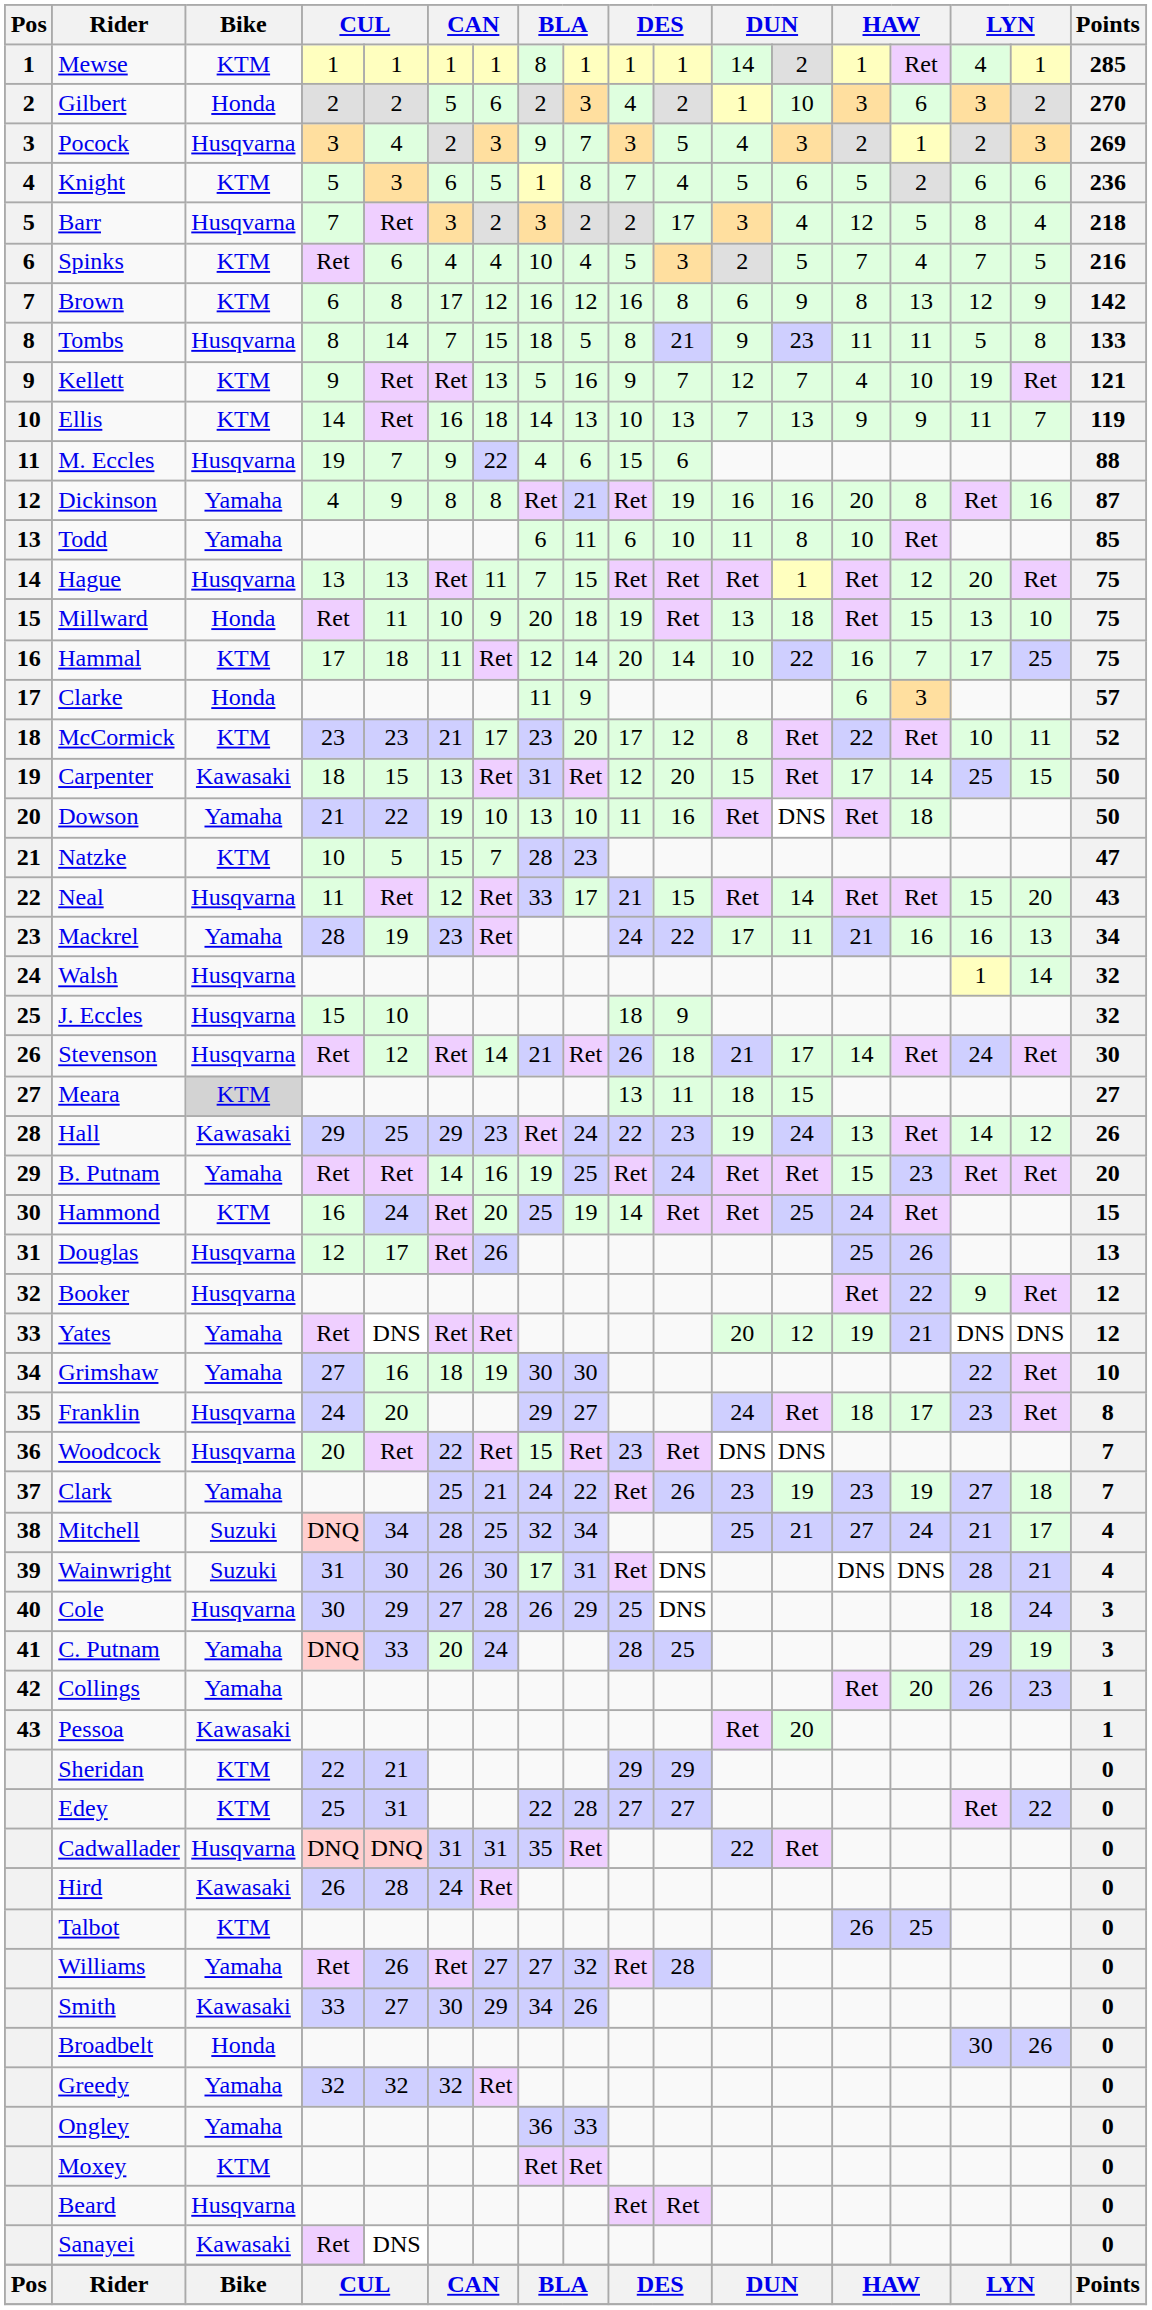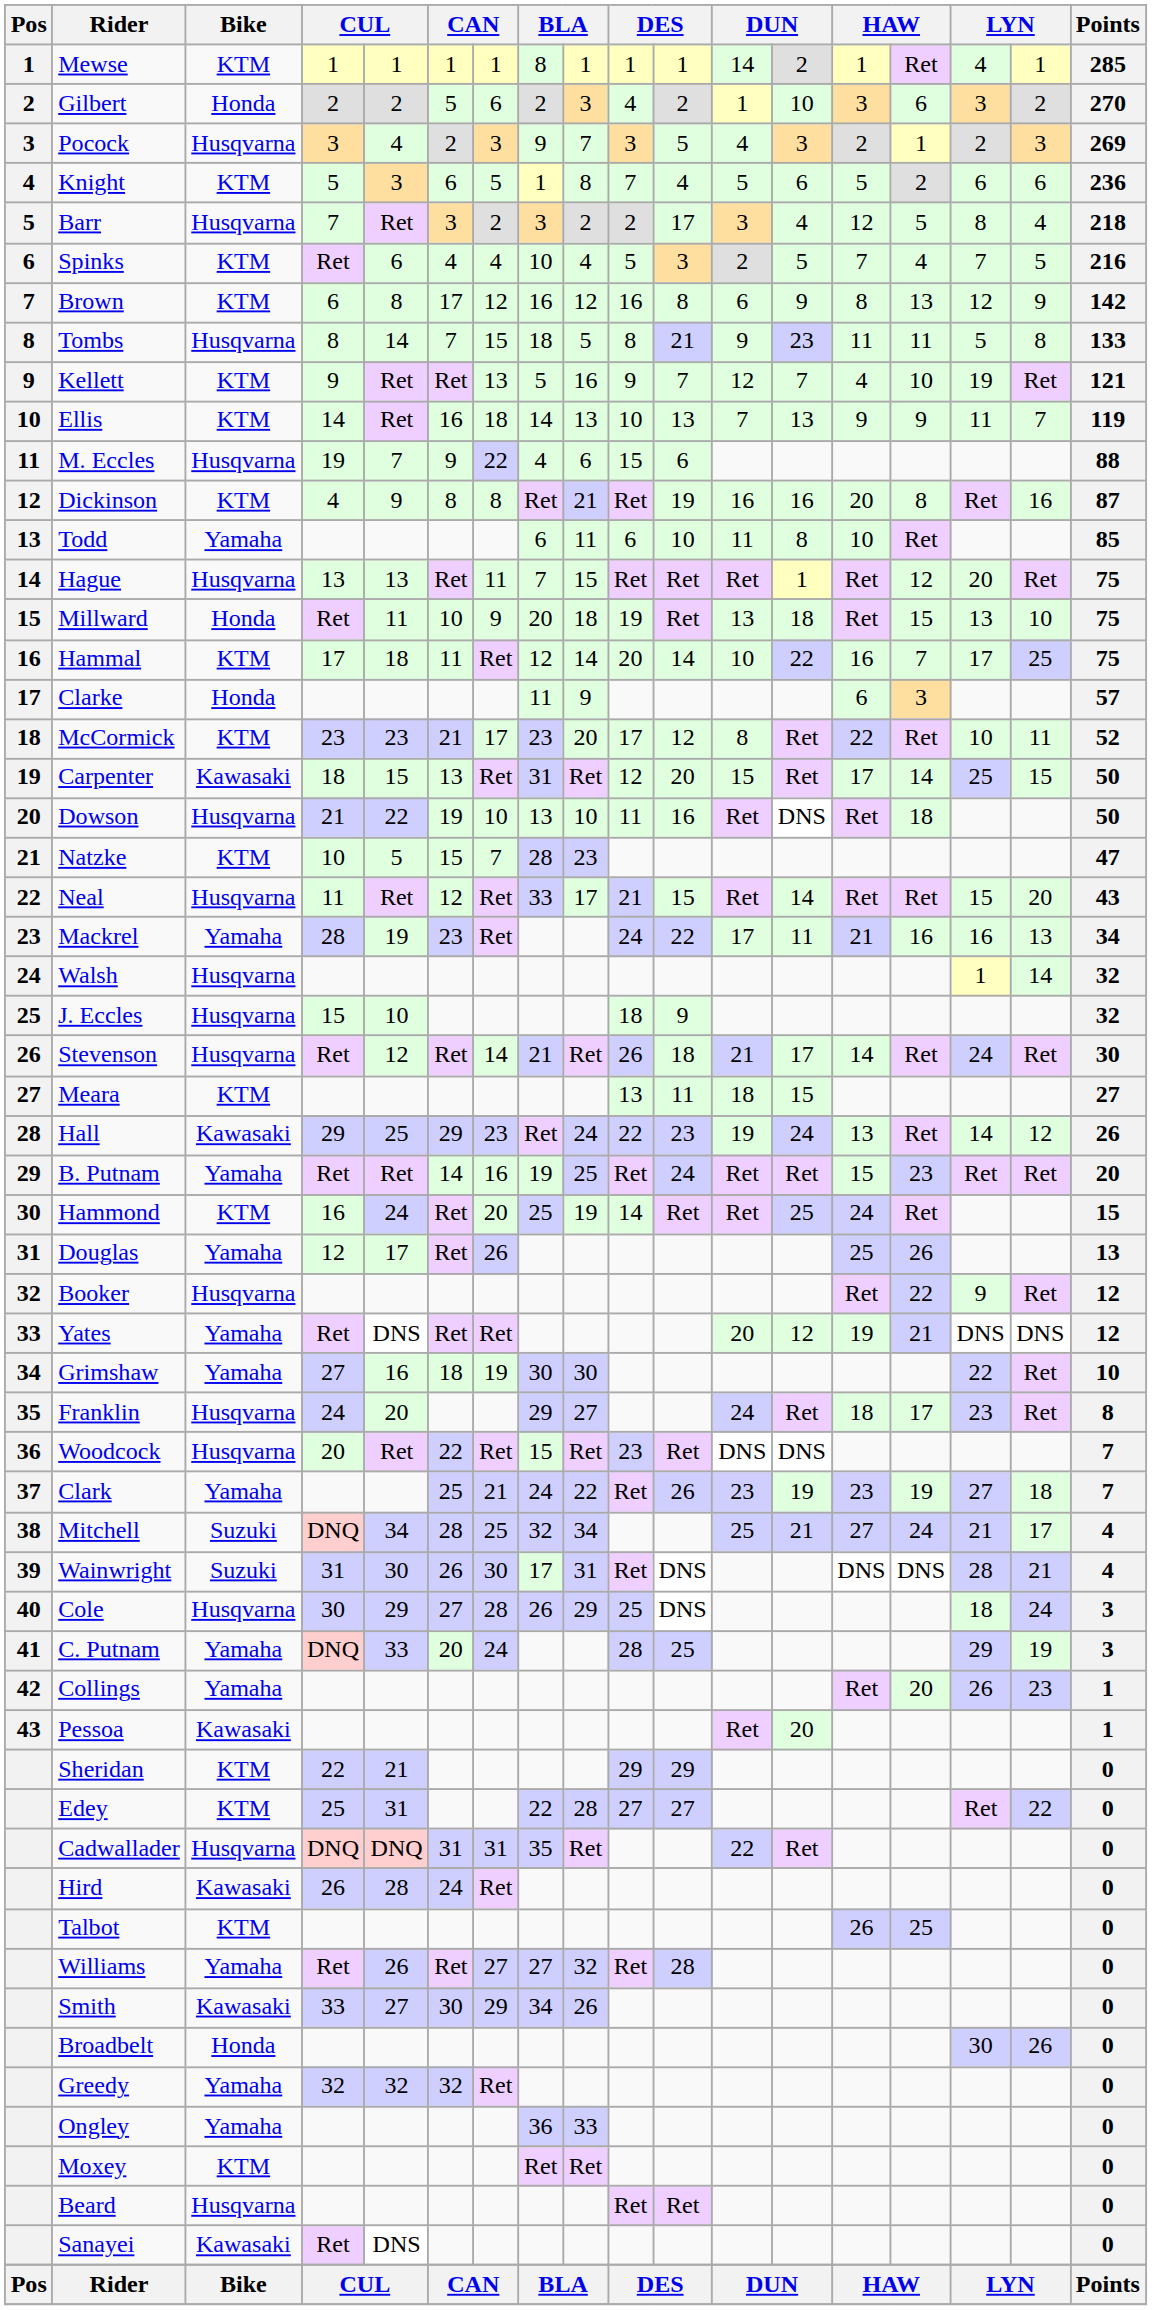(243, 500) Yamaha -> (243, 500) KTM
(243, 817) Yamaha -> (243, 817) Husqvarna
(243, 1094) lightgrey background -> (243, 1094) no background
(243, 1253) Husqvarna -> (243, 1253) Yamaha
